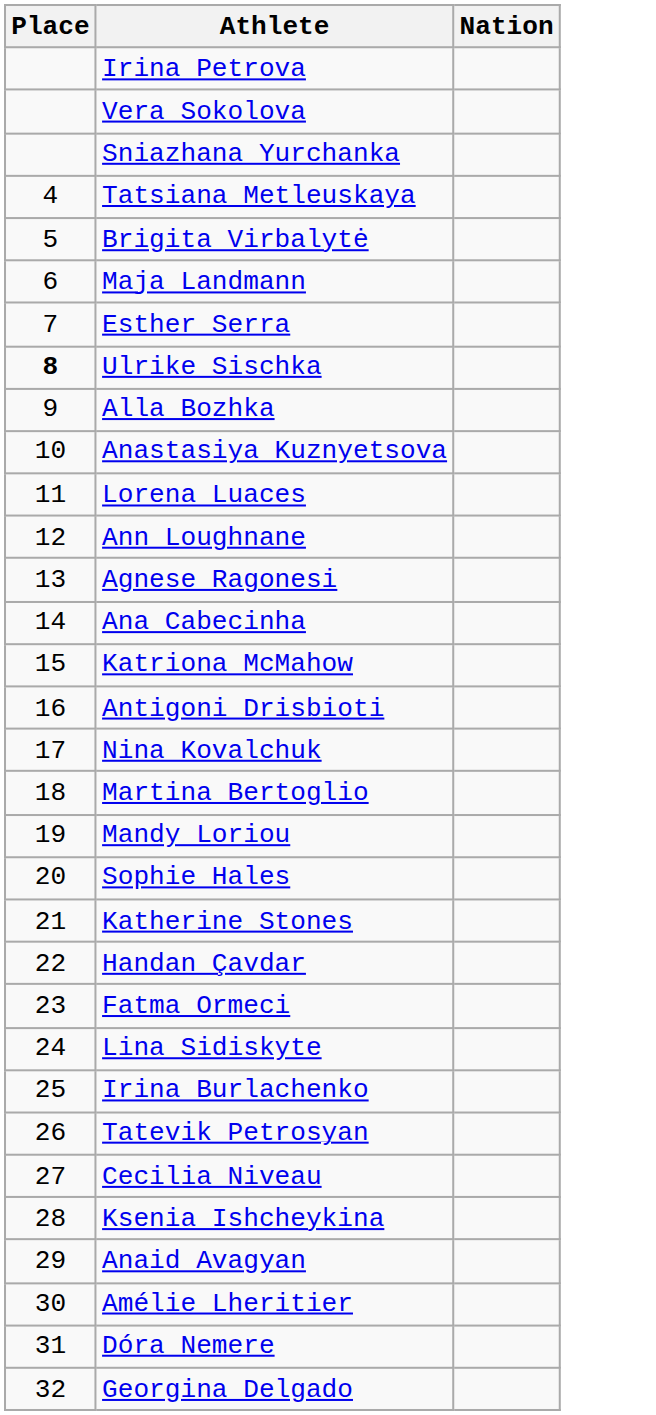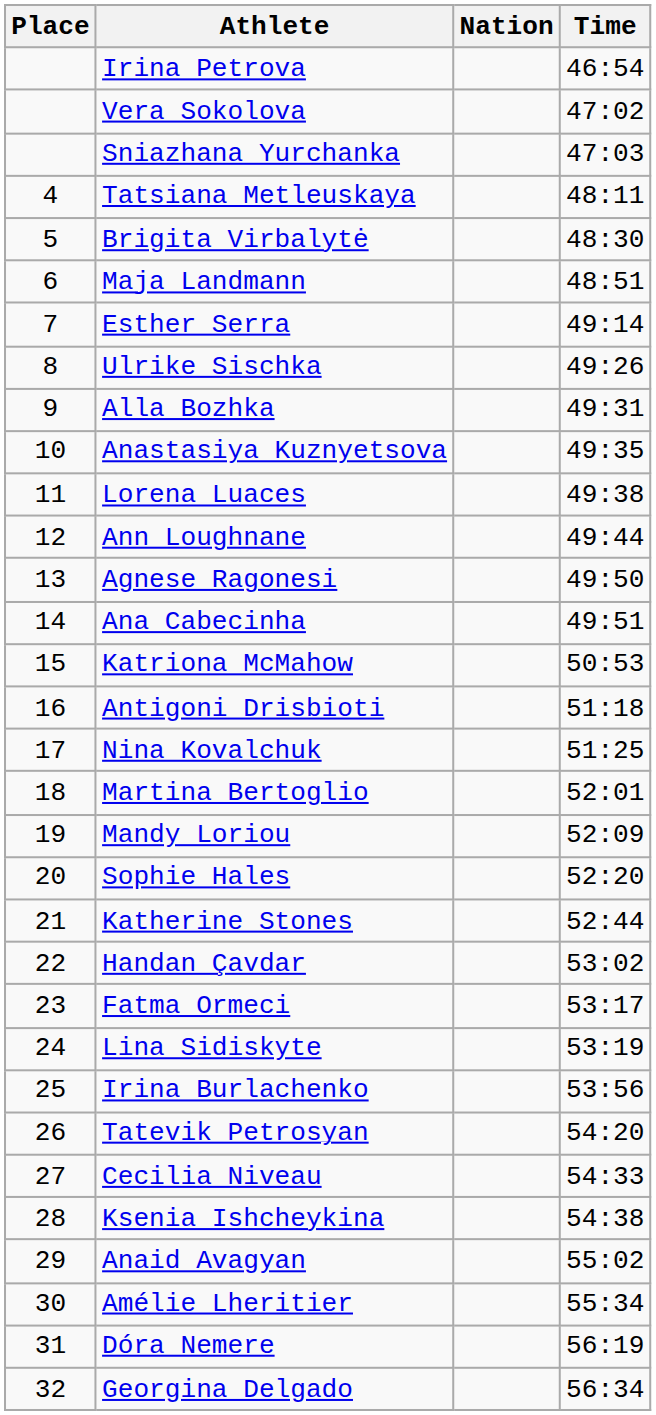+ column: (605, 26)
(50, 367) bold -> (50, 367) normal
